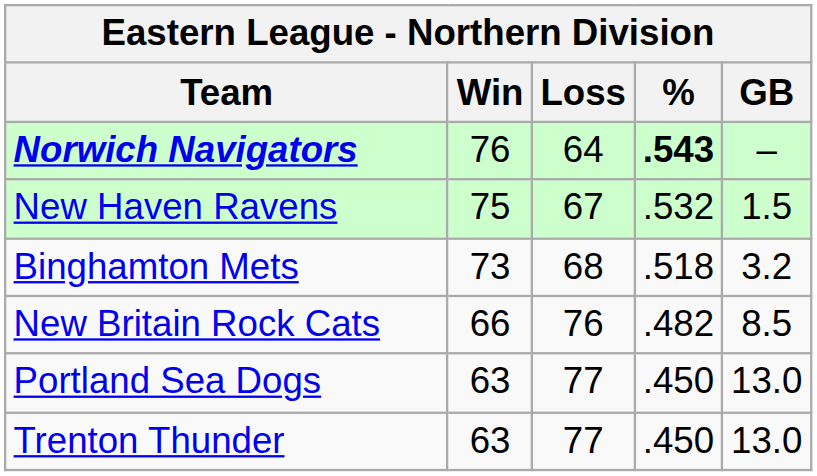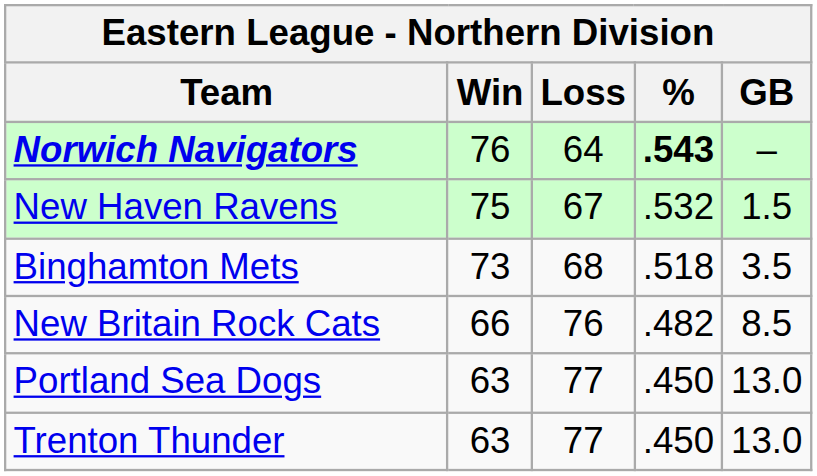(767, 265) 3.2 -> (767, 265) 3.5
